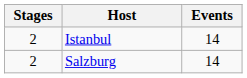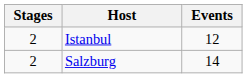(212, 38) 14 -> (212, 38) 12
